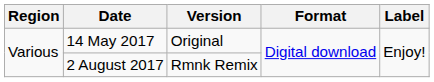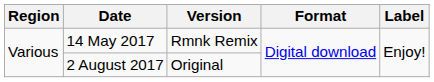(197, 40) Original -> (214, 40) Rmnk Remix
(214, 64) Rmnk Remix -> (197, 64) Original
